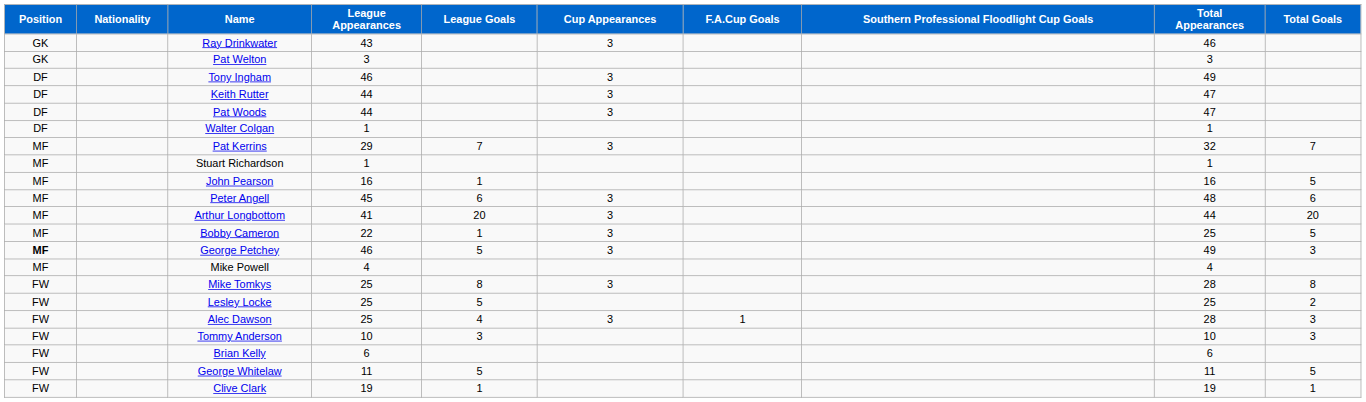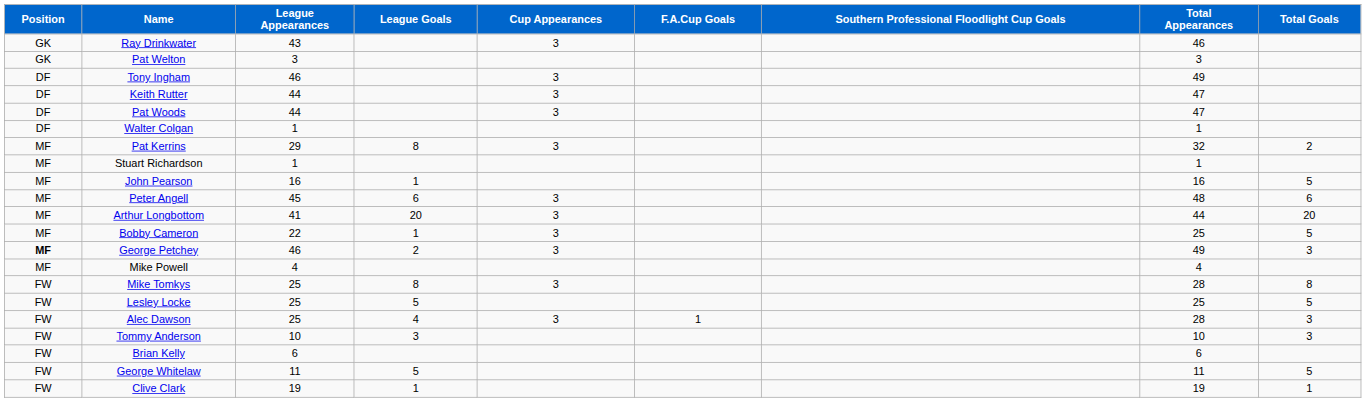- column: (122, 19)
(479, 147) 7 -> (416, 147) 8
(1313, 147) 7 -> (1309, 147) 2
(479, 250) 5 -> (416, 250) 2
(1313, 302) 2 -> (1309, 302) 5
